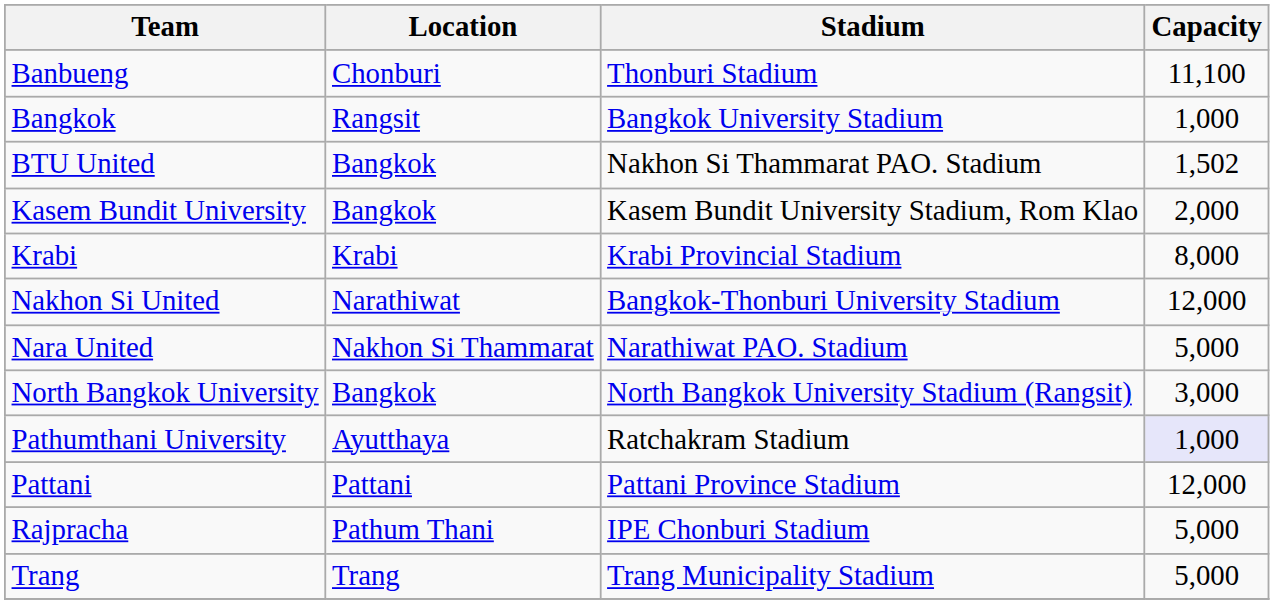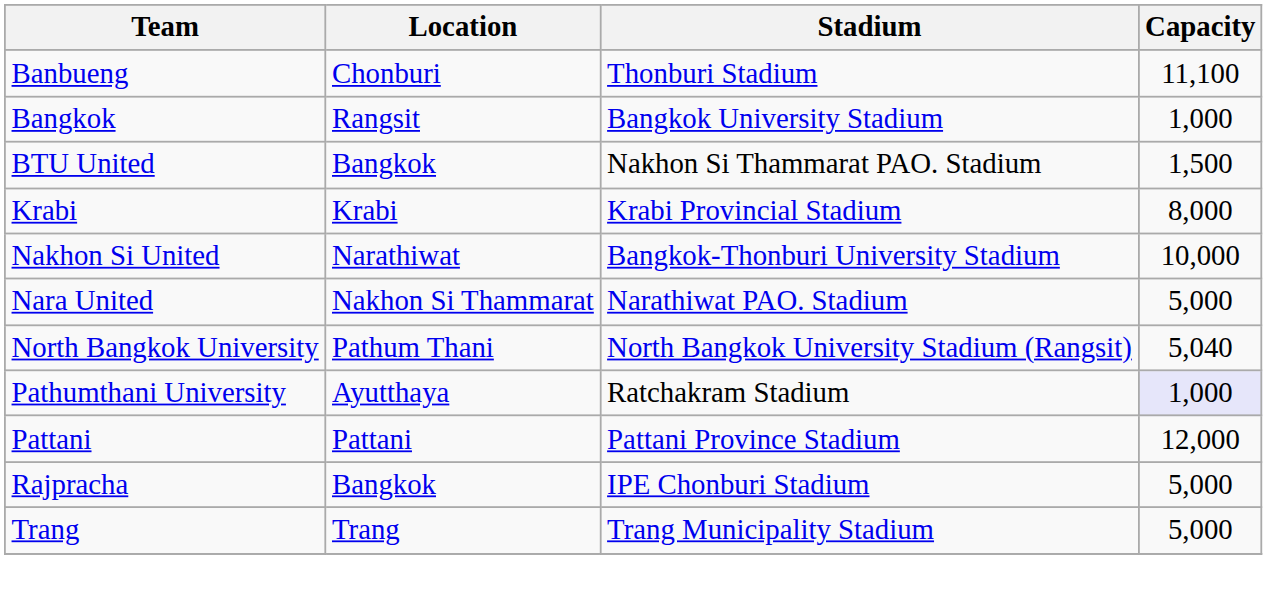(1207, 164) 1,502 -> (1200, 164) 1,500
- row: (159, 210)
(1207, 301) 12,000 -> (1200, 255) 10,000
(384, 392) Bangkok -> (413, 347) Pathum Thani
(1207, 392) 3,000 -> (1200, 347) 5,040
(413, 529) Pathum Thani -> (384, 484) Bangkok
